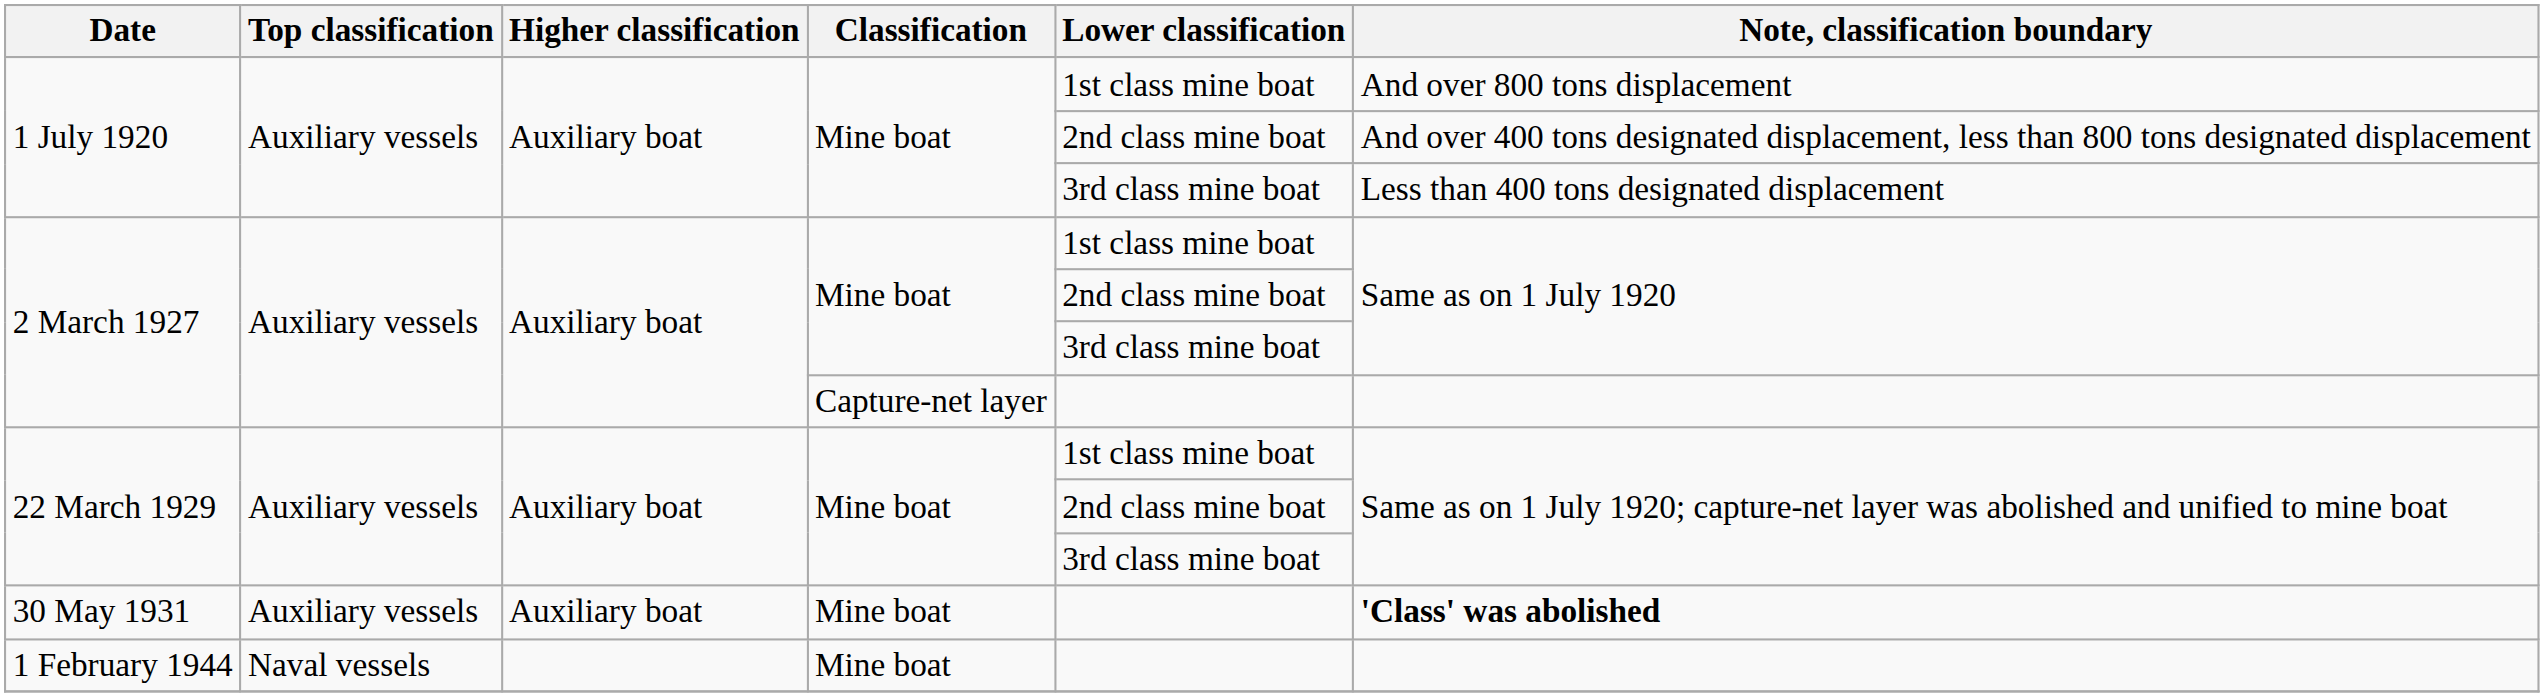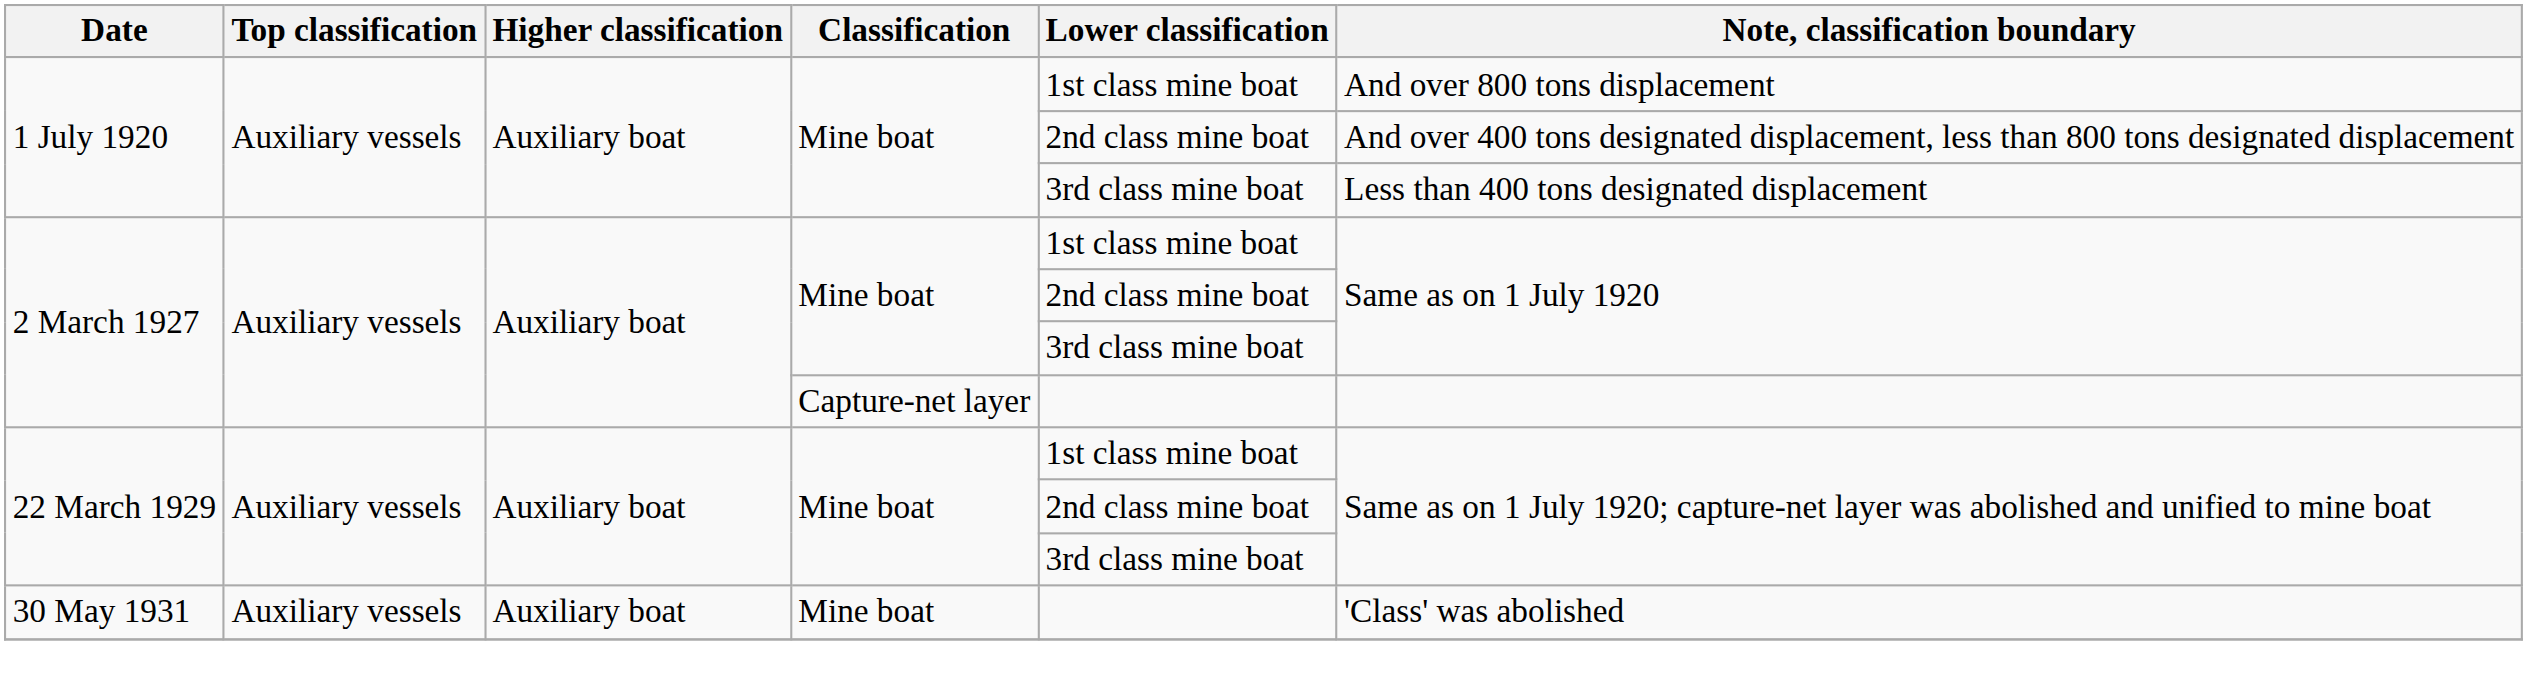(1511, 611) bold -> (1484, 611) normal
- row: (123, 664)
